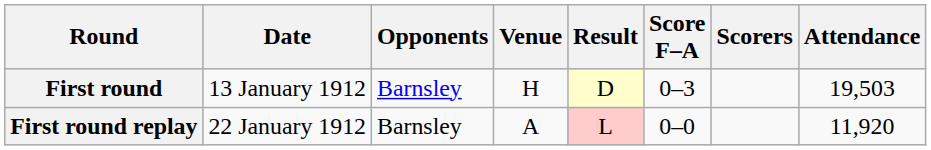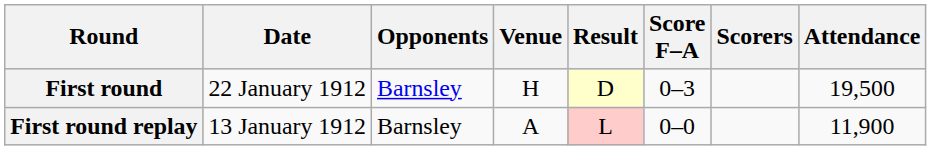(287, 88) 13 January 1912 -> (287, 88) 22 January 1912
(862, 88) 19,503 -> (862, 88) 19,500
(287, 125) 22 January 1912 -> (287, 125) 13 January 1912
(862, 125) 11,920 -> (862, 125) 11,900
